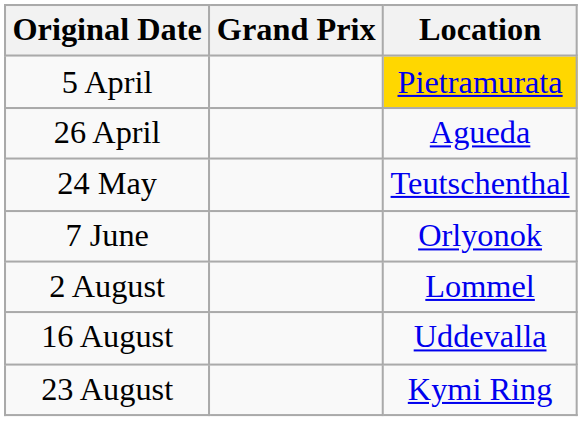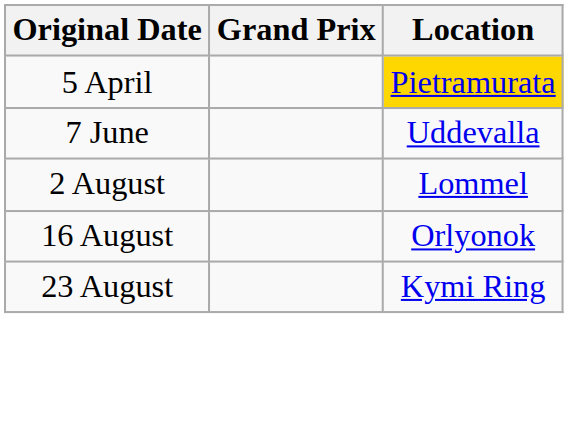- row: (107, 132)
- row: (107, 183)
(480, 235) Orlyonok -> (473, 132) Uddevalla
(480, 337) Uddevalla -> (473, 235) Orlyonok
